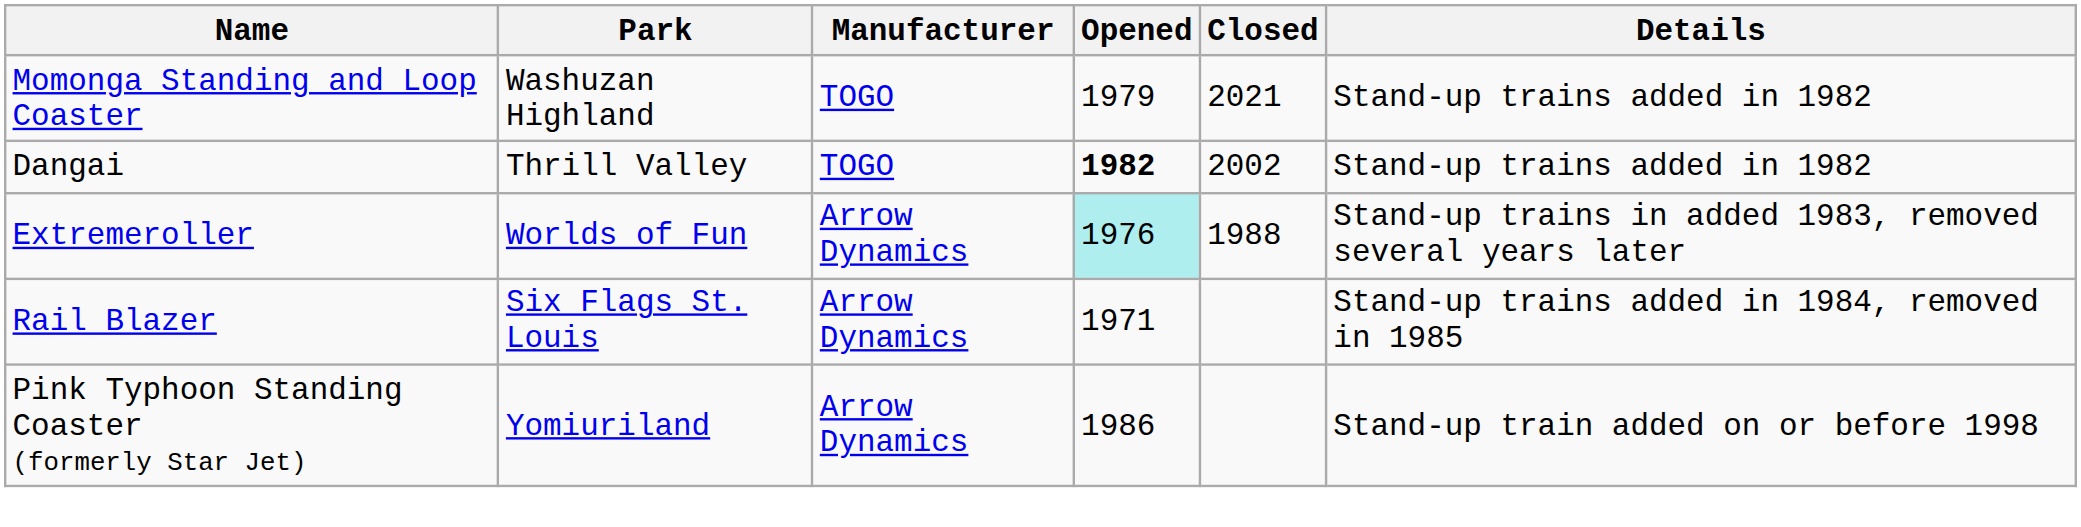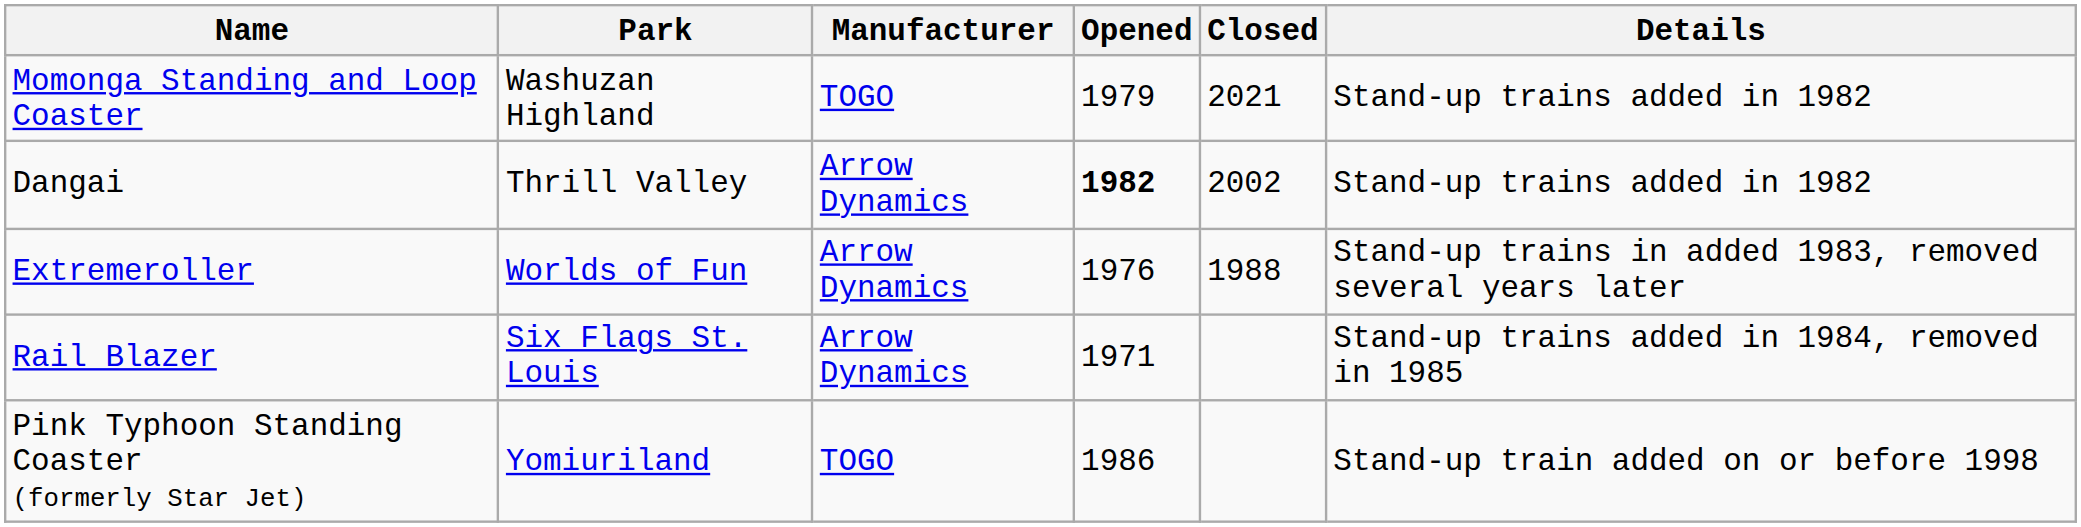(857, 167) TOGO -> (894, 185) Arrow Dynamics
(1118, 235) paleturquoise background -> (1118, 271) no background
(894, 425) Arrow Dynamics -> (857, 461) TOGO
